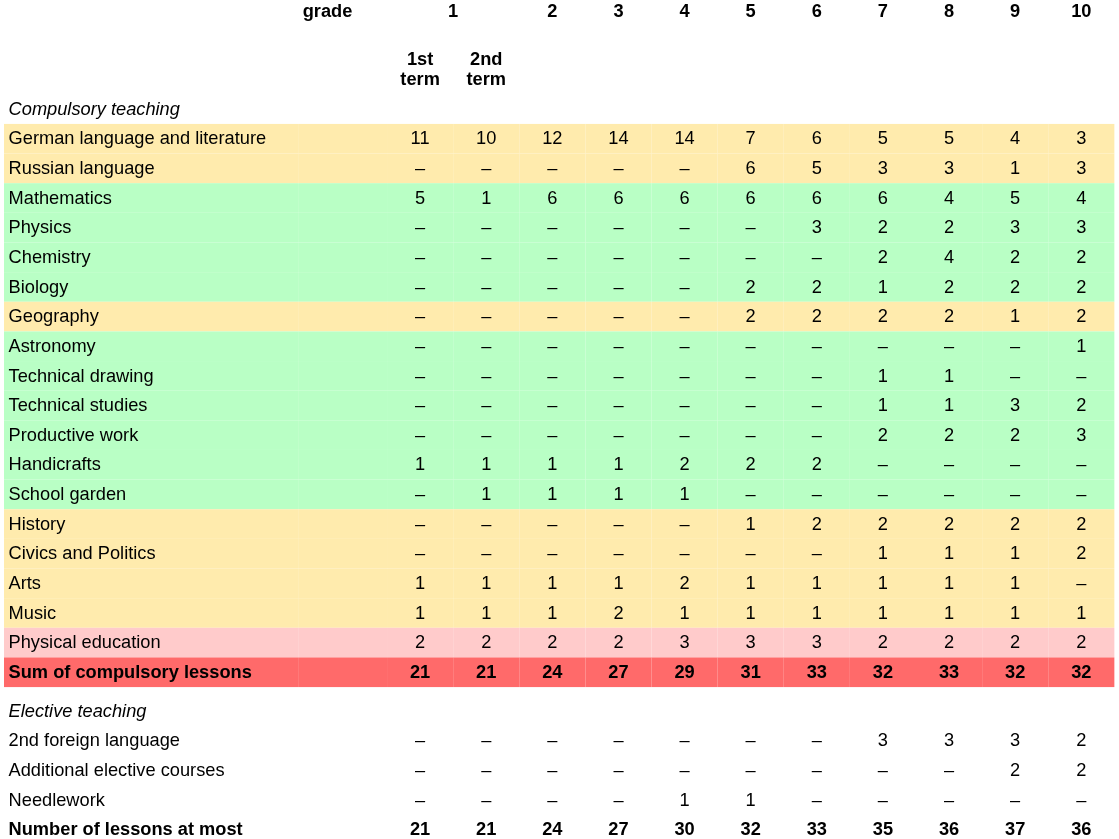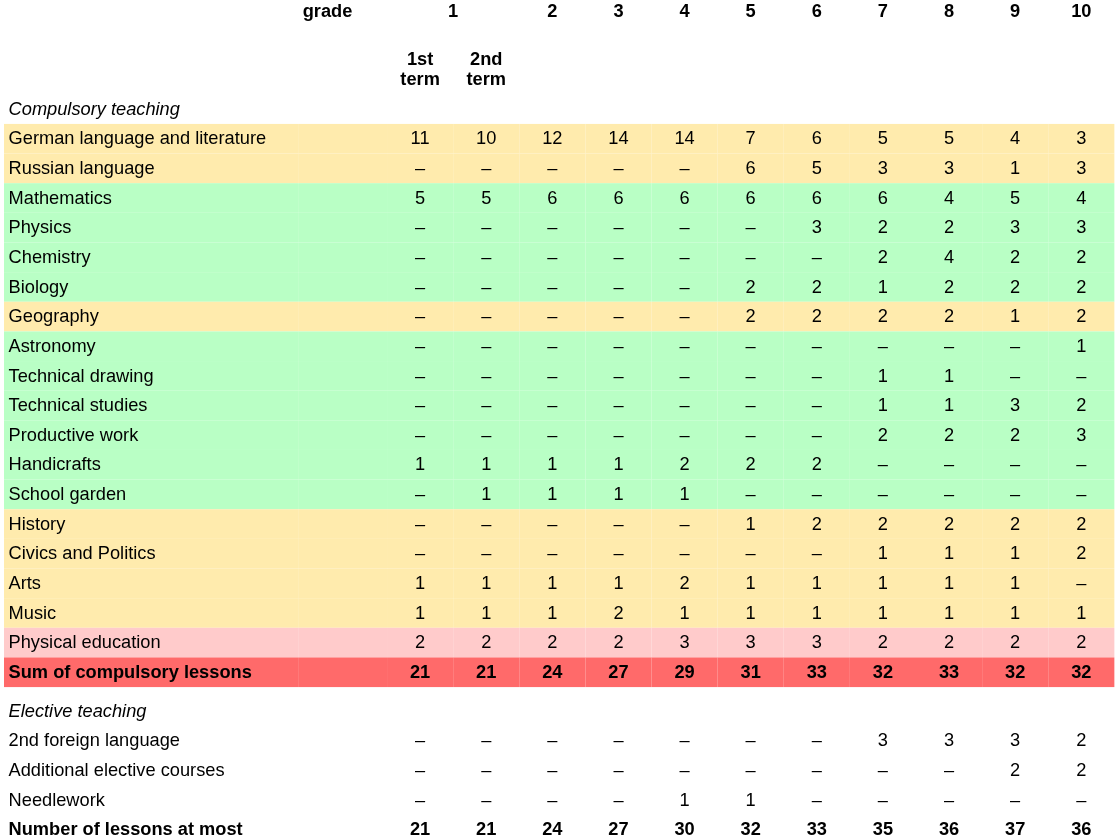(486, 197) 1 -> (486, 197) 5
